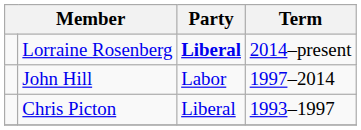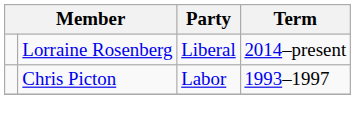(211, 49) bold -> (208, 49) normal
- row: (57, 79)
(208, 109) Liberal -> (204, 79) Labor
